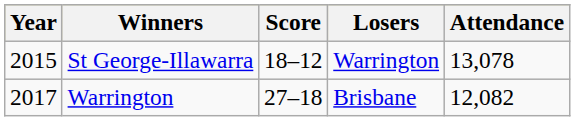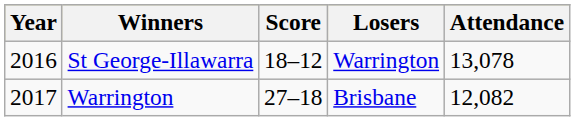(33, 60) 2015 -> (33, 60) 2016
